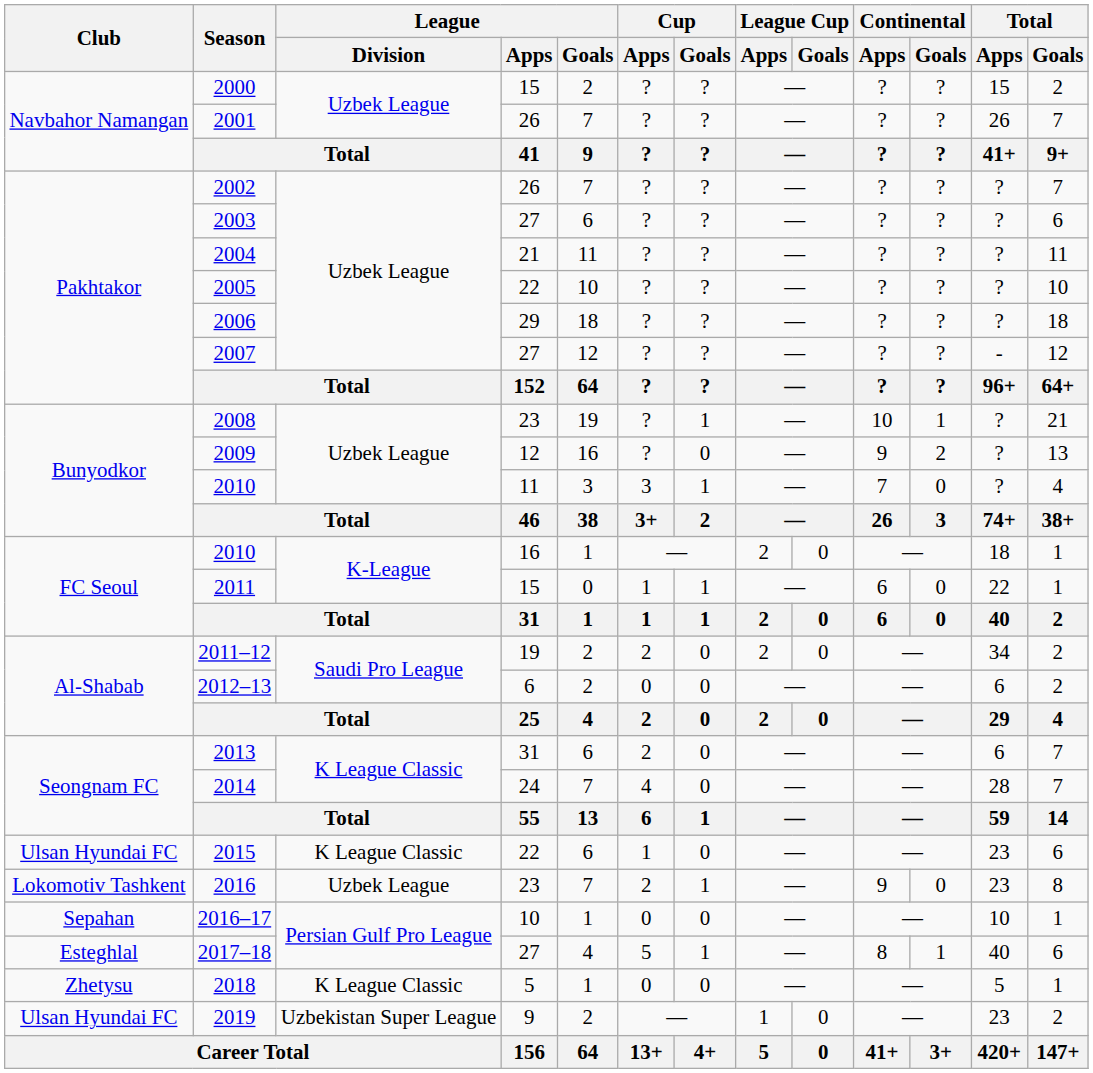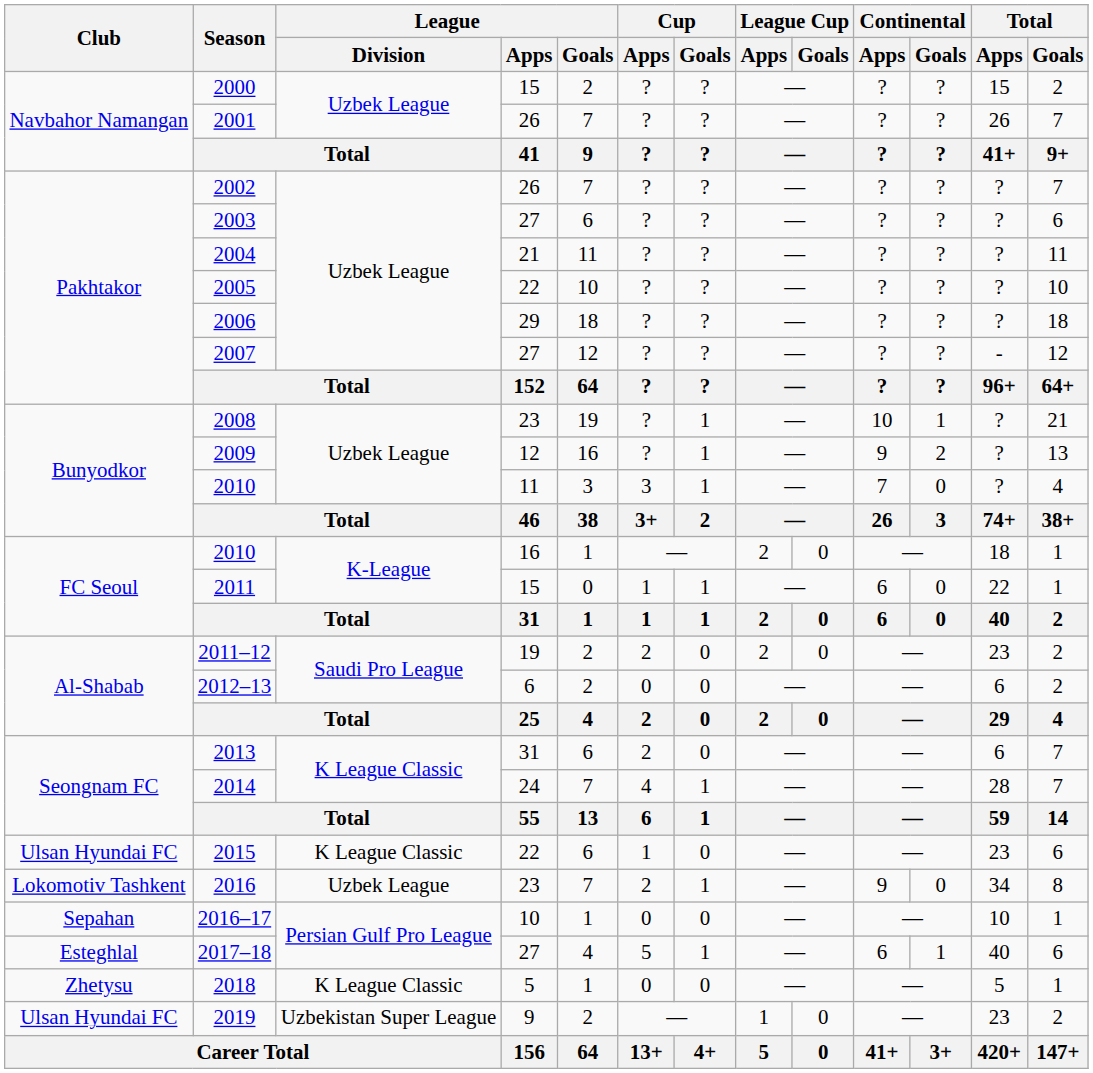(705, 453) 0 -> (705, 453) 1
(999, 652) 34 -> (999, 652) 23
(705, 785) 0 -> (705, 785) 1
(999, 885) 23 -> (999, 885) 34
(882, 951) 8 -> (882, 951) 6
